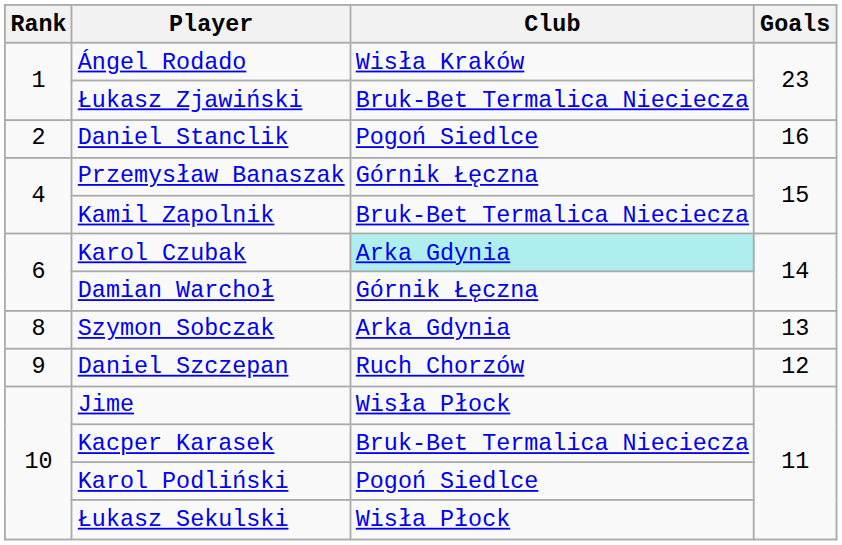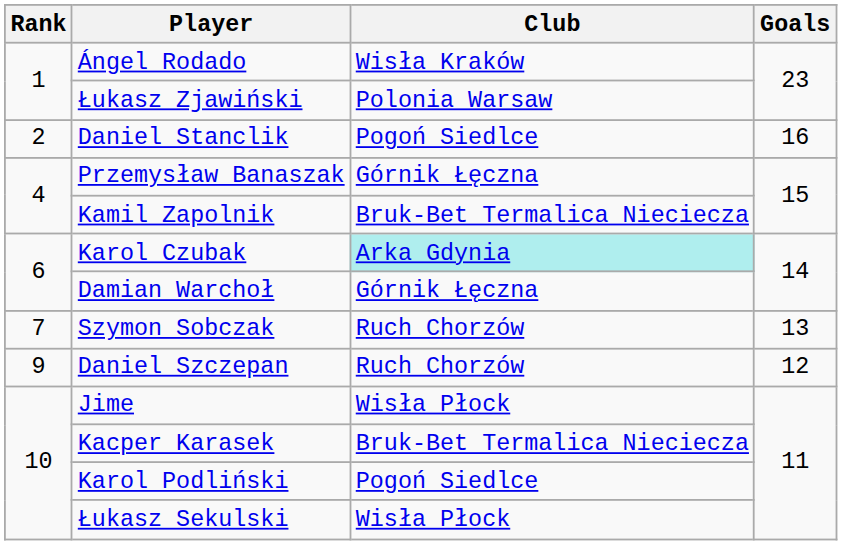(552, 100) Bruk-Bet Termalica Nieciecza -> (454, 100) Polonia Warsaw
(39, 329) 8 -> (39, 329) 7
(433, 329) Arka Gdynia -> (440, 329) Ruch Chorzów
